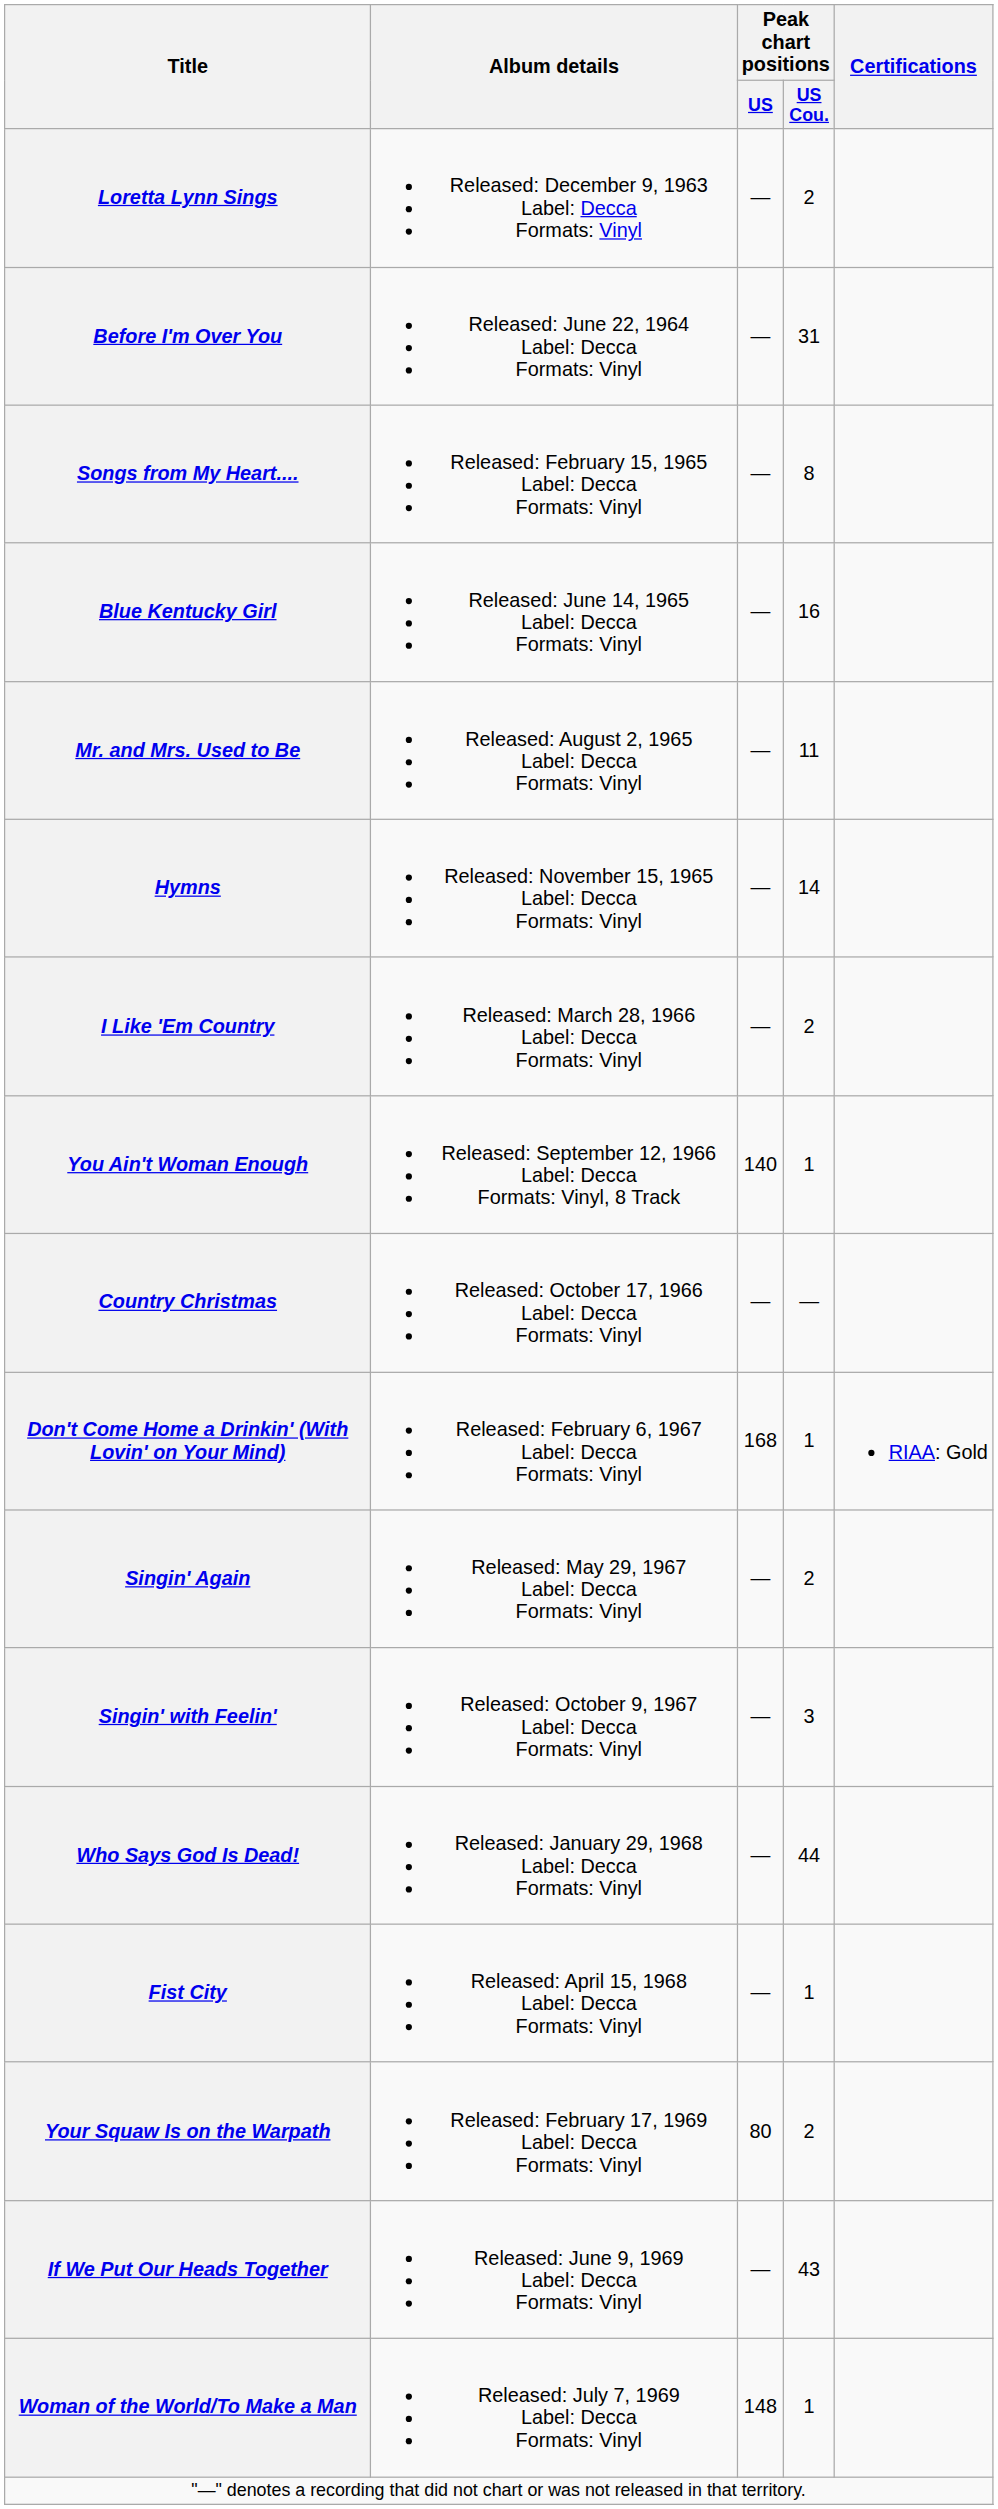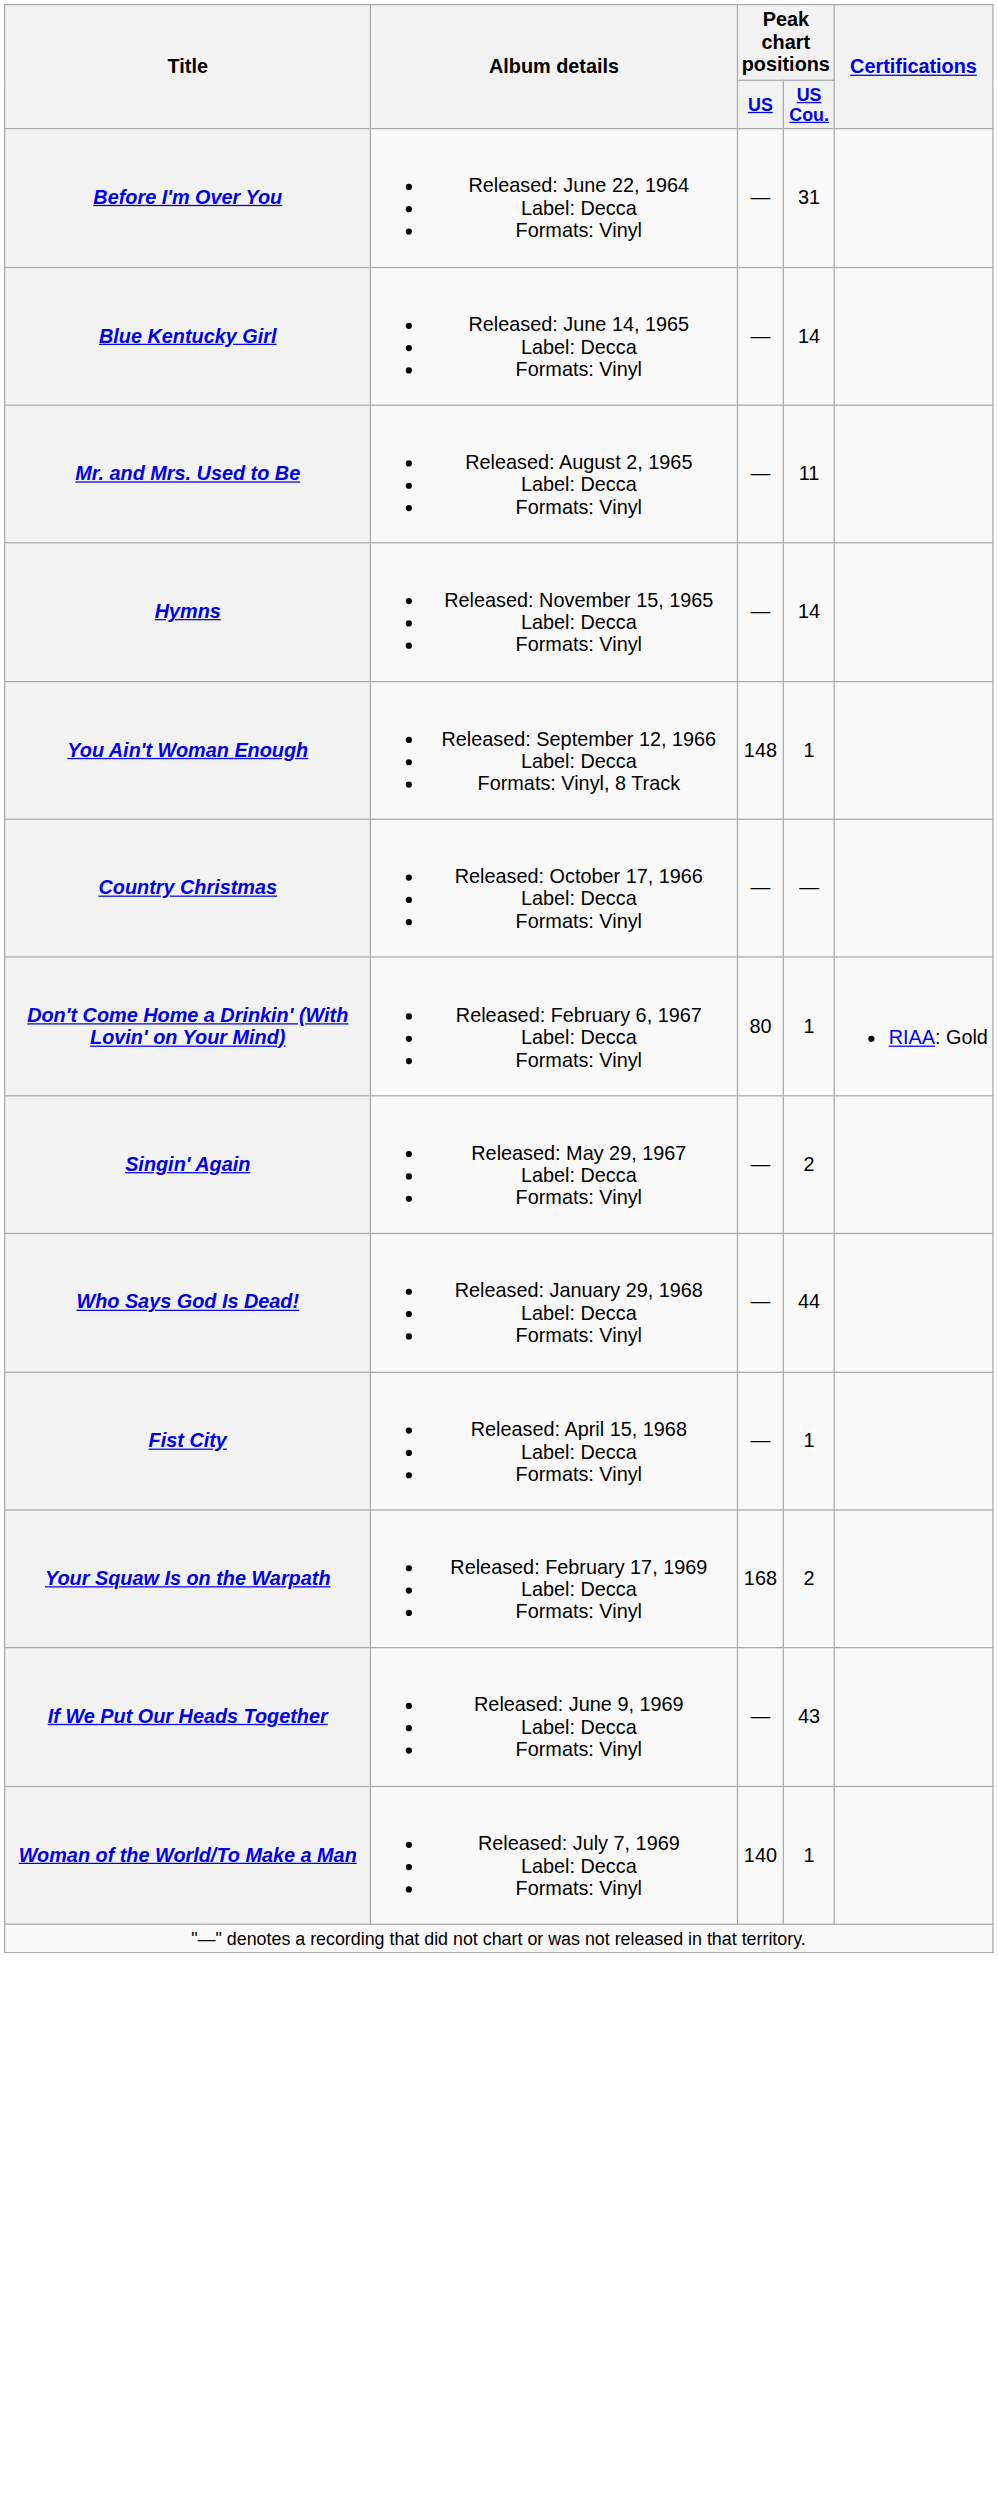- row: (188, 197)
- row: (188, 473)
(809, 612) 16 -> (809, 335) 14
- row: (188, 1026)
(760, 1164) 140 -> (760, 750) 148
(760, 1440) 168 -> (760, 1026) 80
- row: (188, 1716)
(760, 2131) 80 -> (760, 1578) 168
(760, 2407) 148 -> (760, 1854) 140
